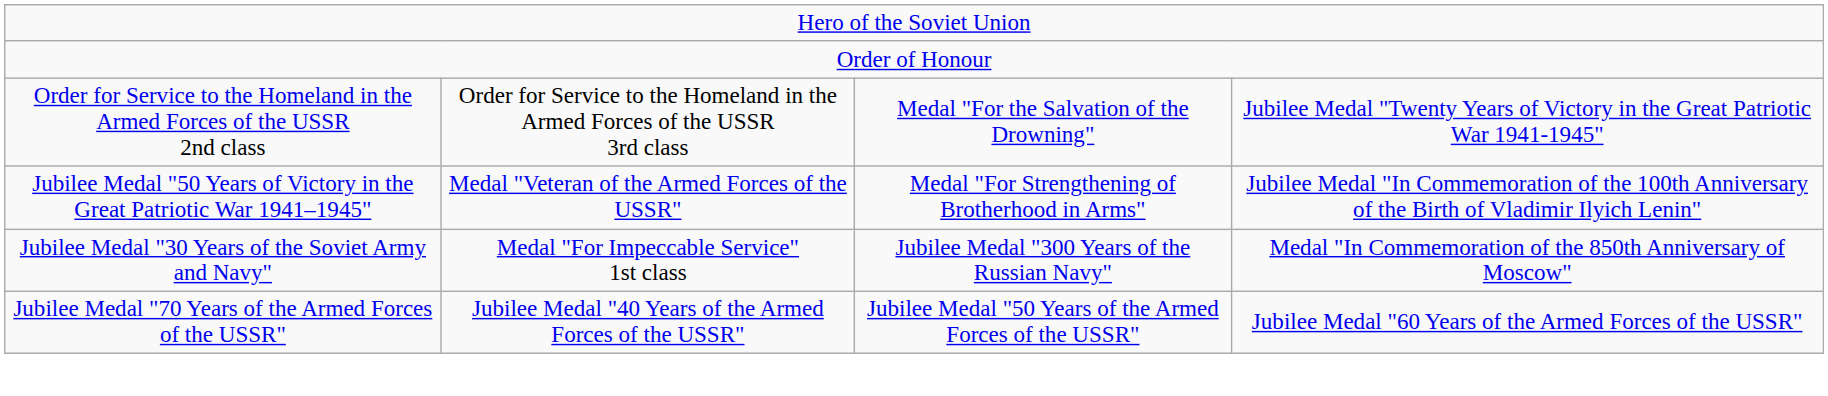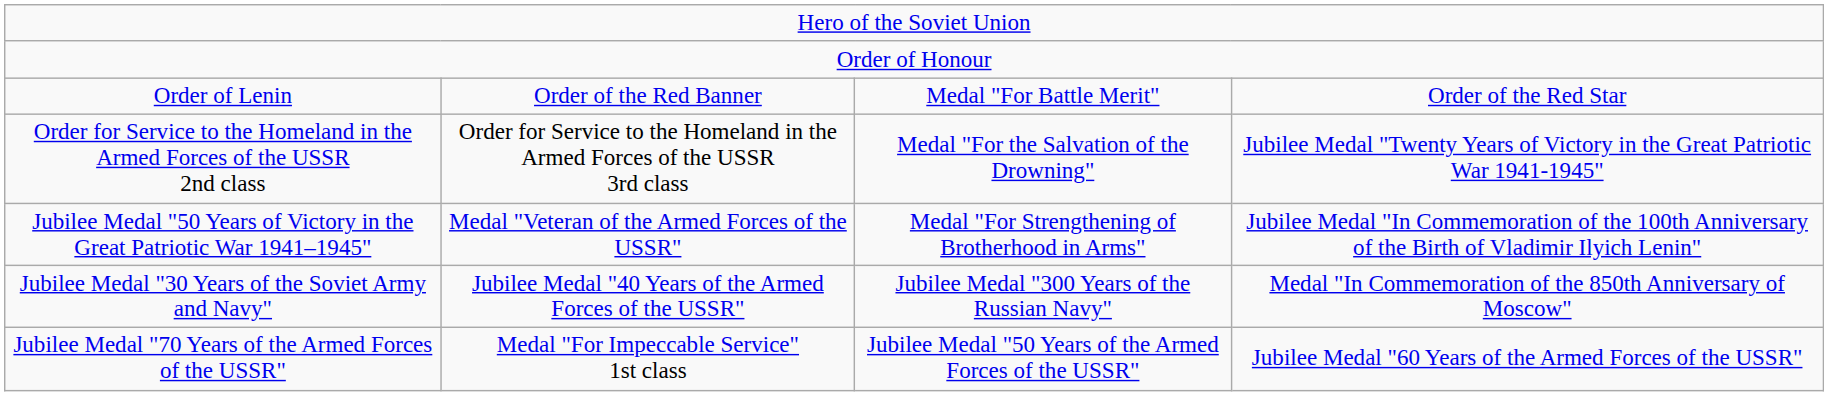+ row: (223, 95)
(648, 259) Medal "For Impeccable Service" 1st class -> (648, 296) Jubilee Medal "40 Years of the Armed Forces of the USSR"
(648, 322) Jubilee Medal "40 Years of the Armed Forces of the USSR" -> (648, 358) Medal "For Impeccable Service" 1st class
